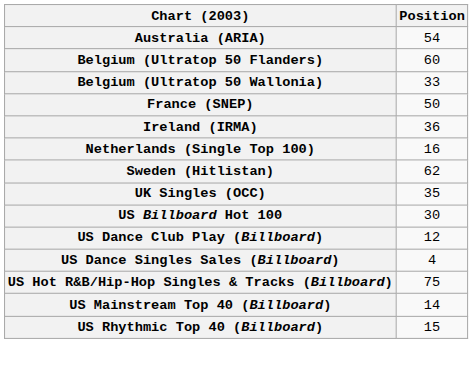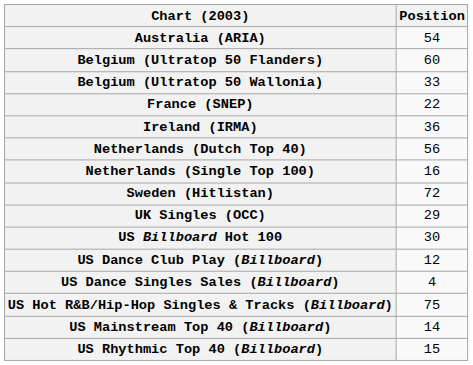(432, 105) 50 -> (432, 105) 22
+ row: (200, 149)
(432, 171) 62 -> (432, 194) 72
(432, 194) 35 -> (432, 216) 29
